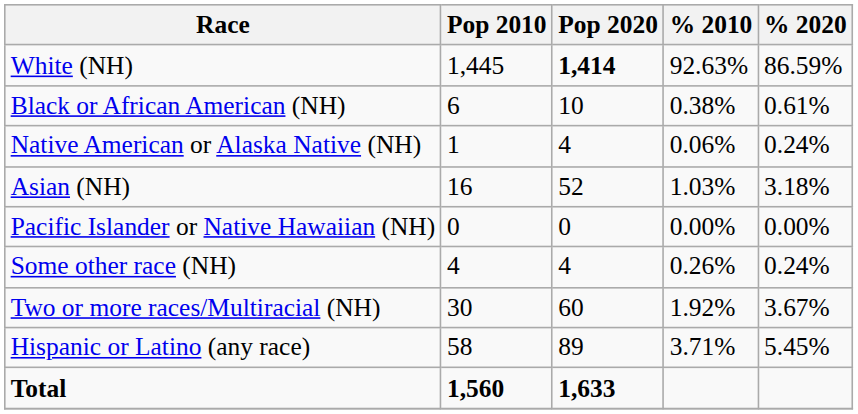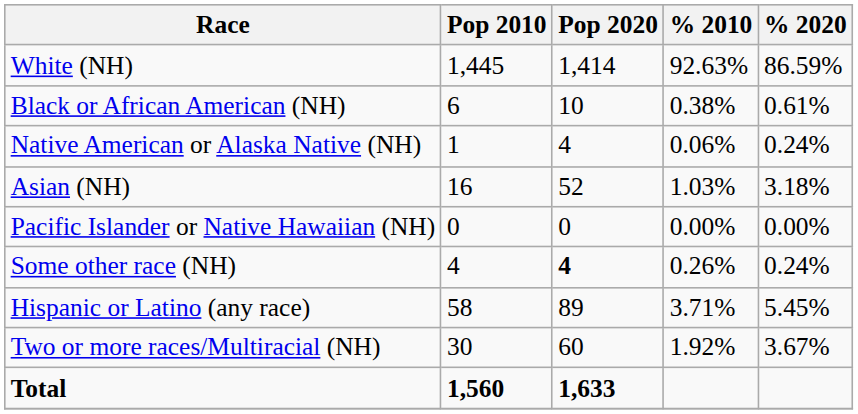(587, 65) bold -> (587, 65) normal
(565, 266) normal -> (565, 266) bold
rows swapped: (196, 307) <-> (160, 347)
